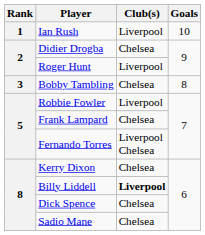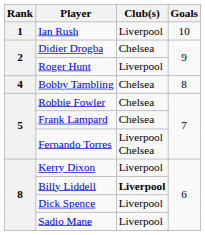(20, 84) 3 -> (20, 84) 4
(141, 102) Liverpool -> (136, 102) Chelsea
(136, 168) Chelsea -> (141, 168) Liverpool
(136, 203) Chelsea -> (141, 203) Liverpool
(136, 221) Chelsea -> (141, 221) Liverpool
